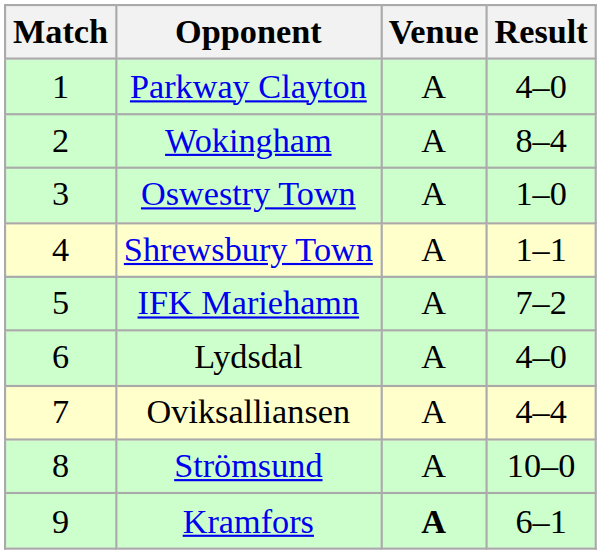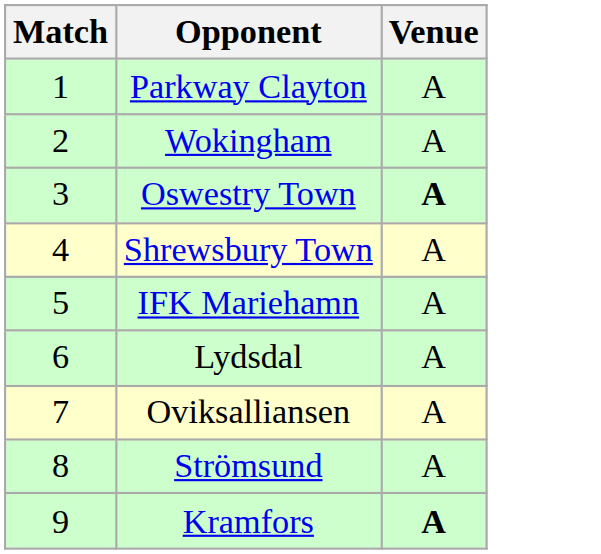- column: (541, 31)
(434, 194) normal -> (434, 194) bold
